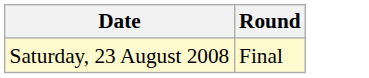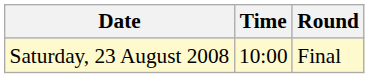+ column: (263, 21)
